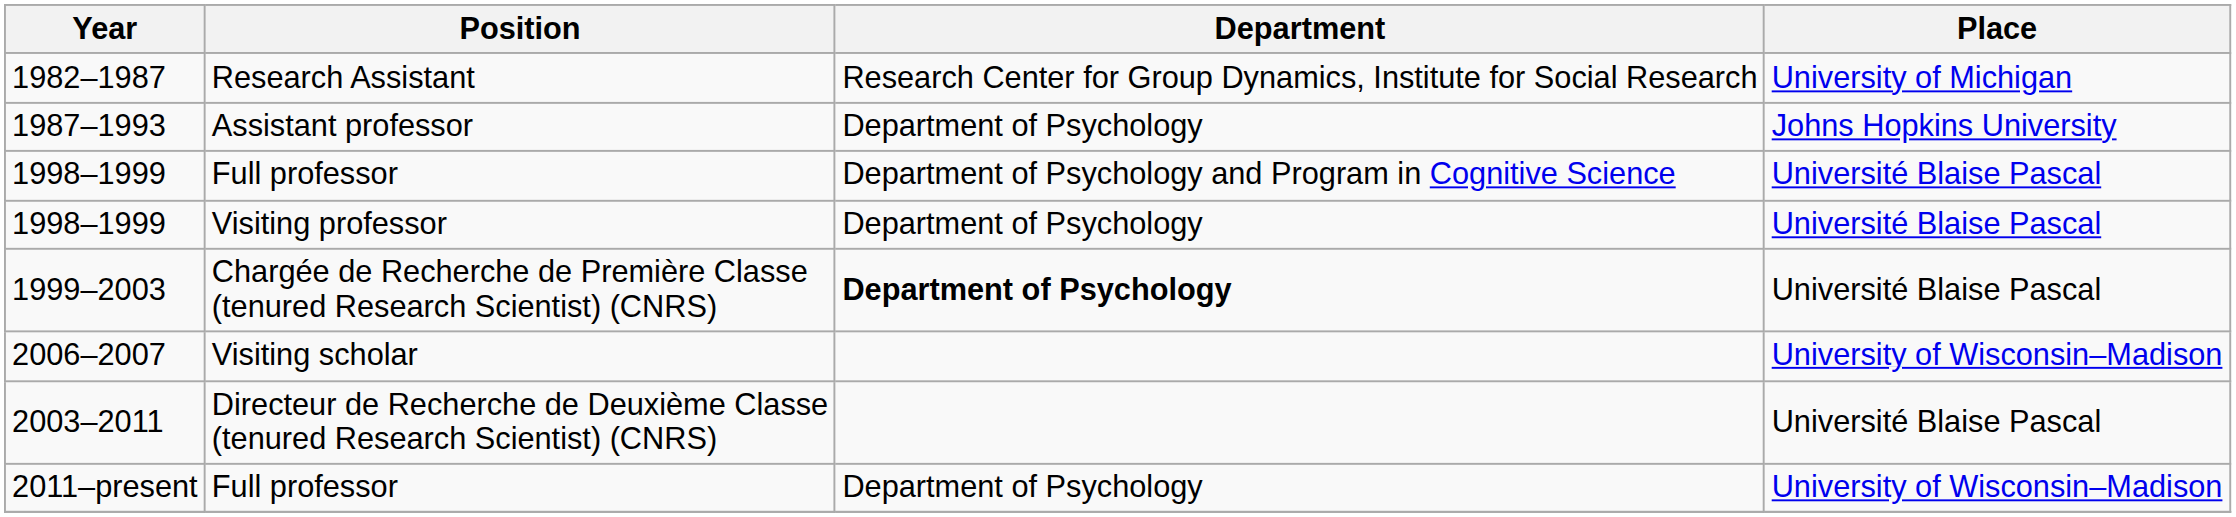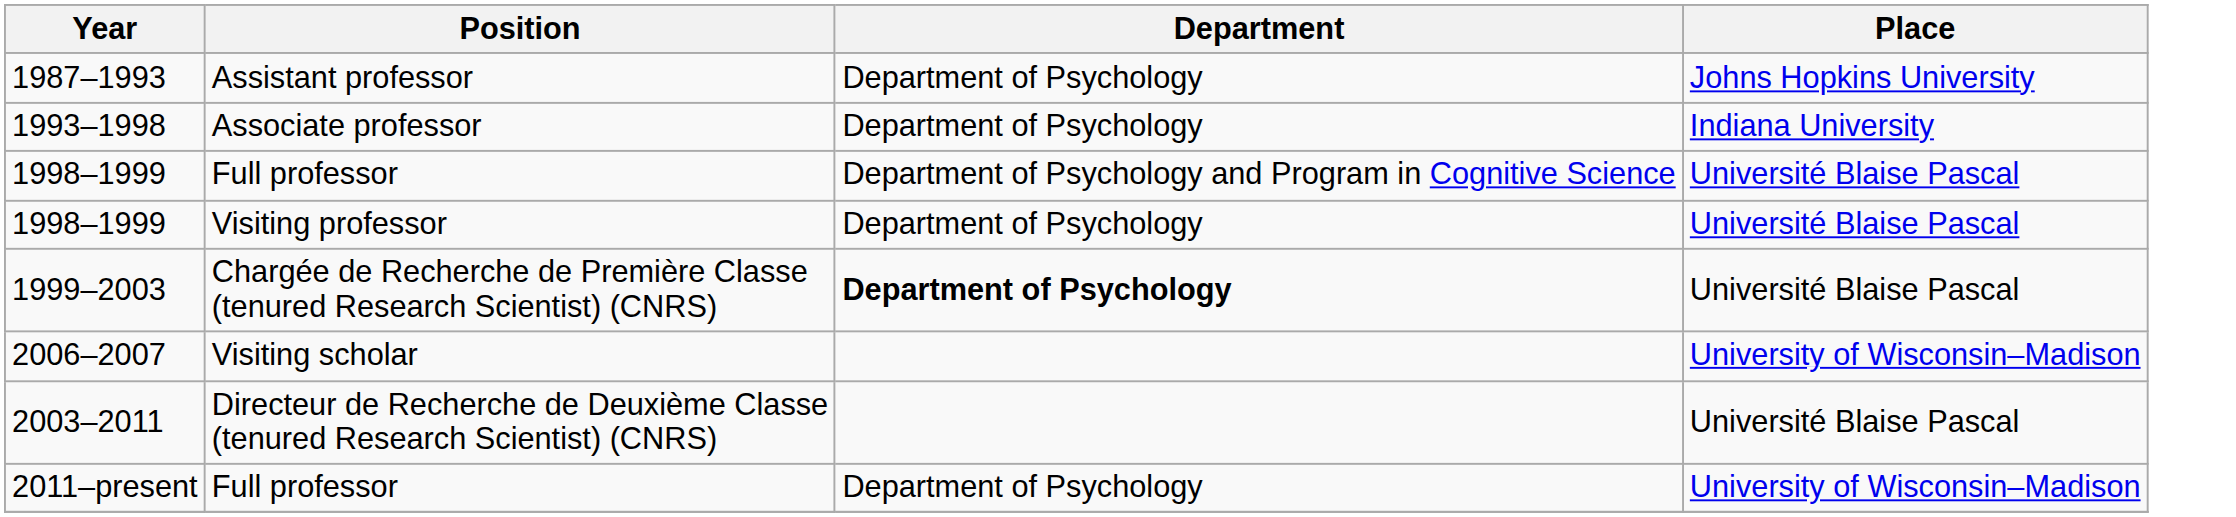- row: (89, 77)
+ row: (89, 126)
